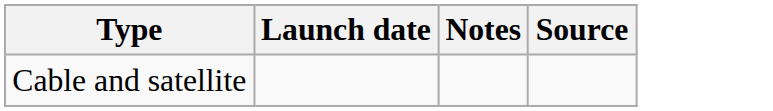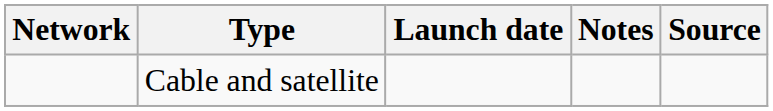+ column: (71, 29)
